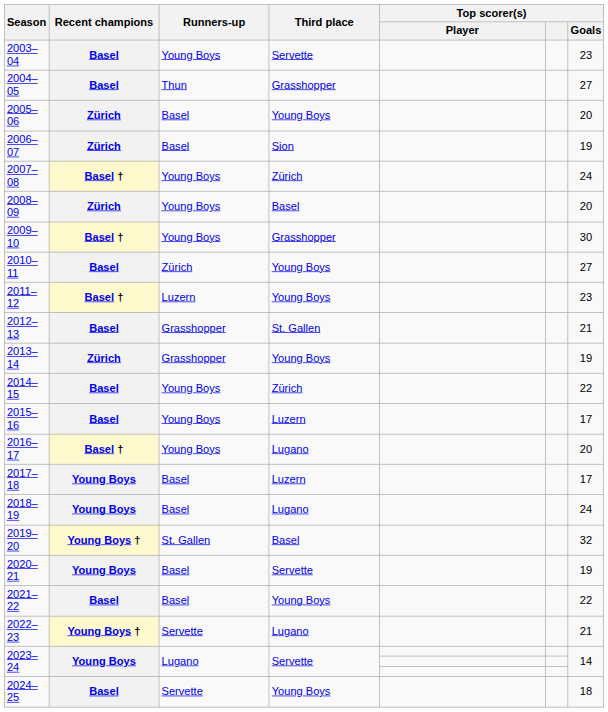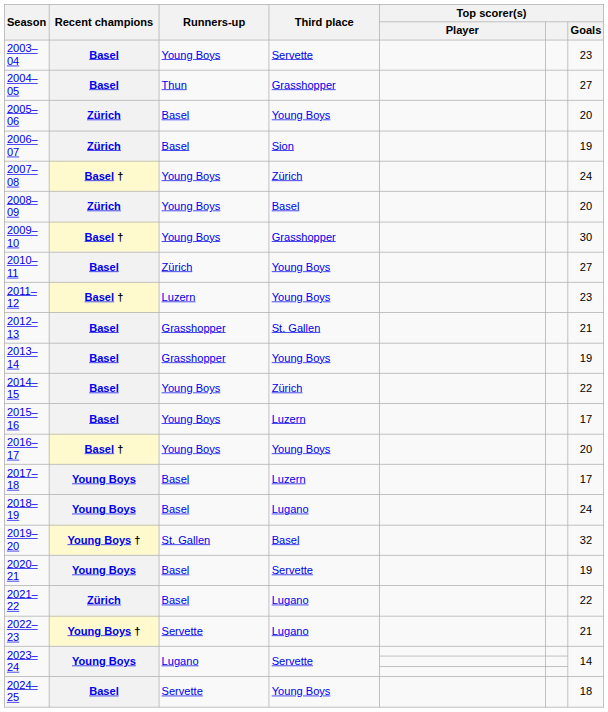(104, 358) Zürich -> (104, 358) Basel
(290, 449) Lugano -> (301, 449) Young Boys
(104, 600) Basel -> (104, 600) Zürich
(301, 600) Young Boys -> (290, 600) Lugano
